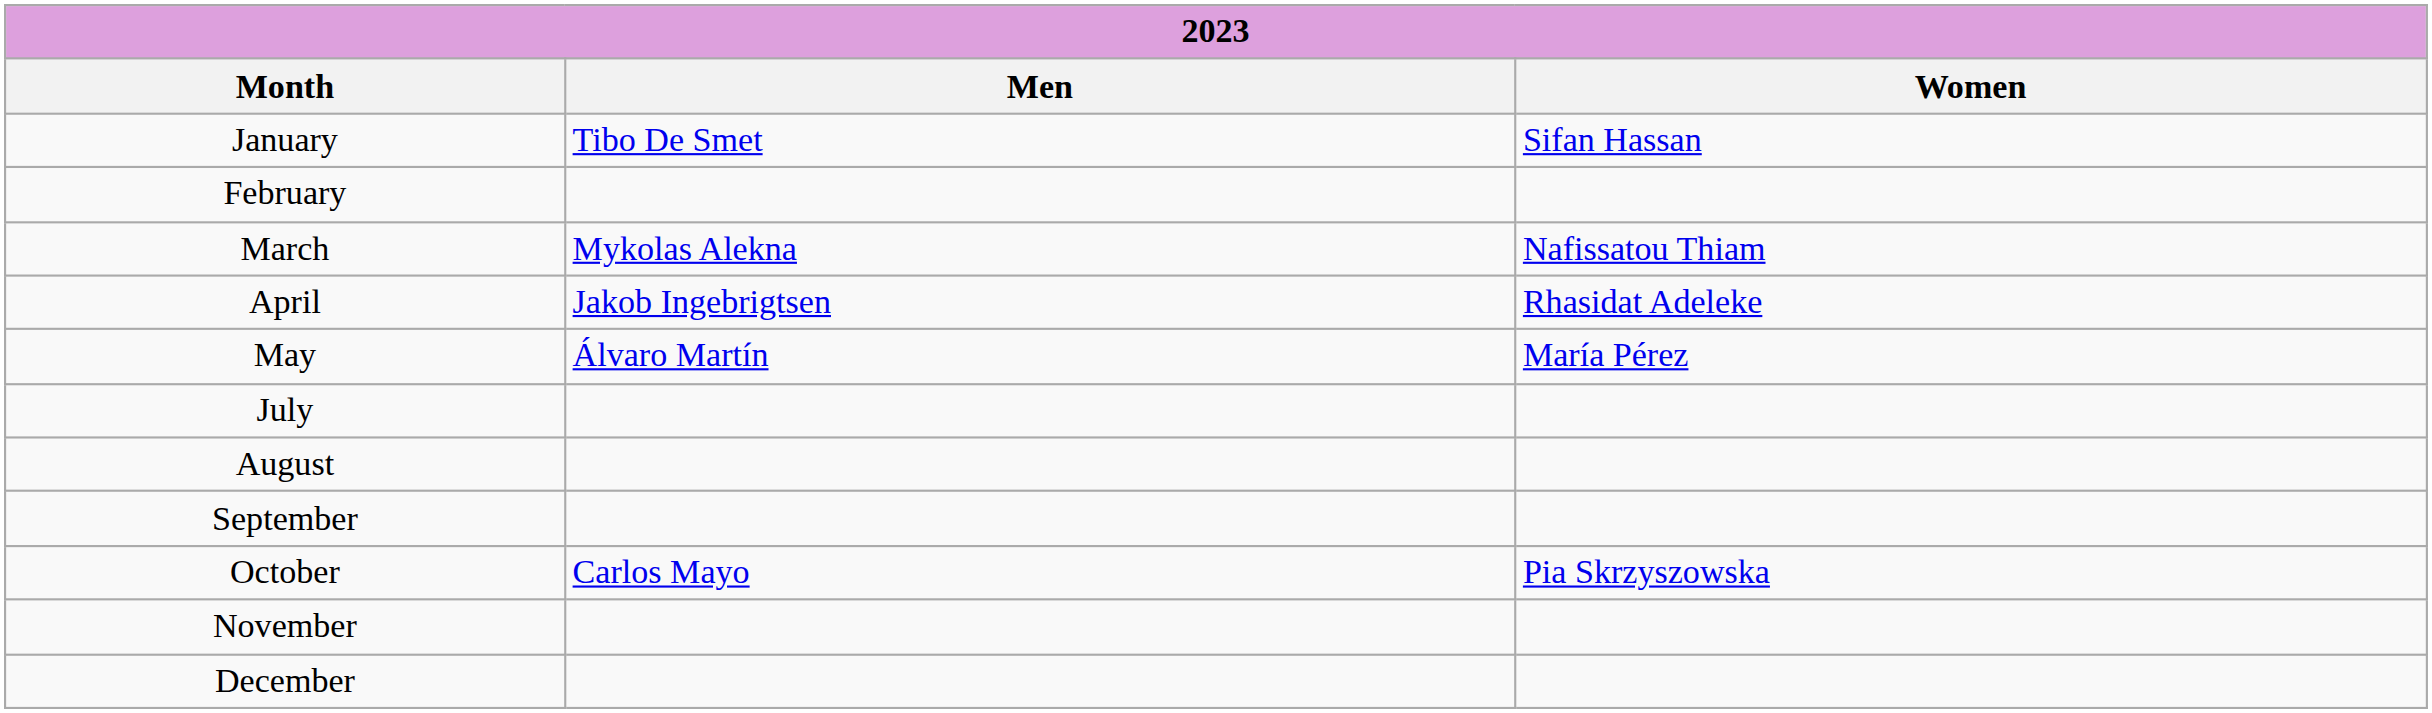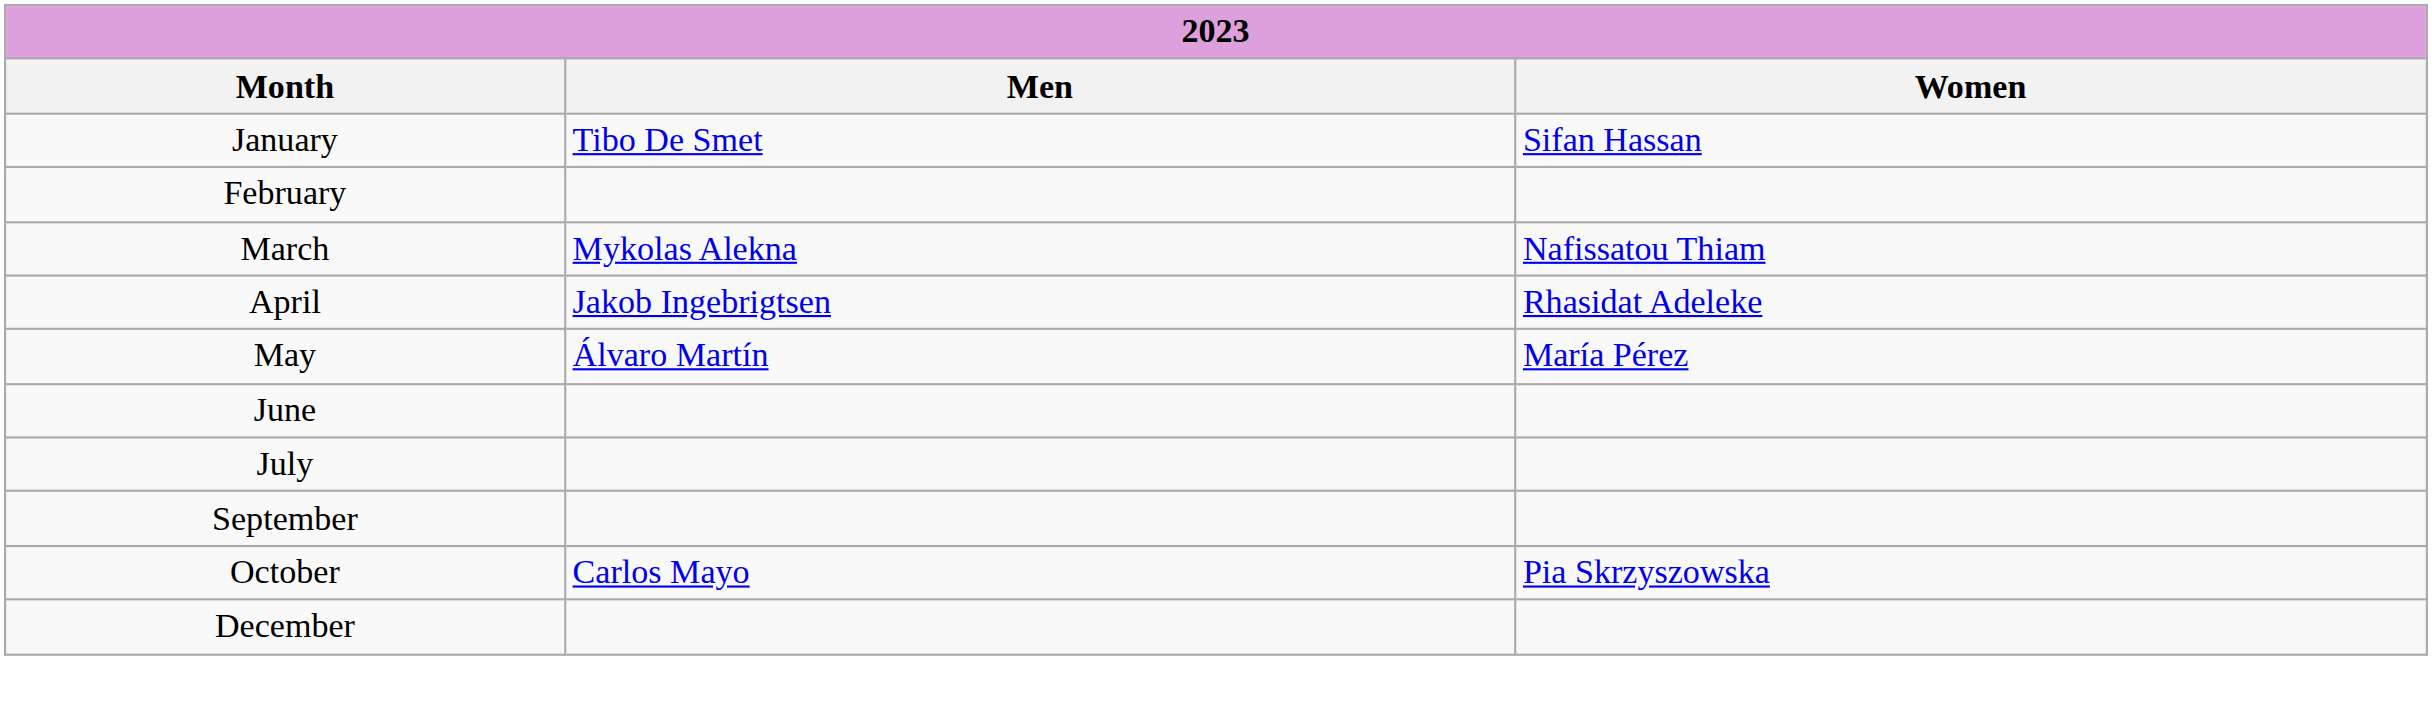+ row: (285, 409)
- row: (285, 463)
- row: (285, 626)
